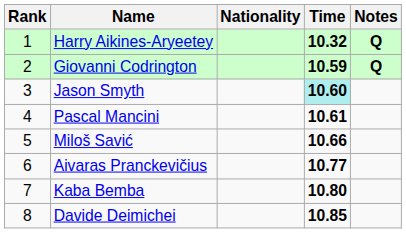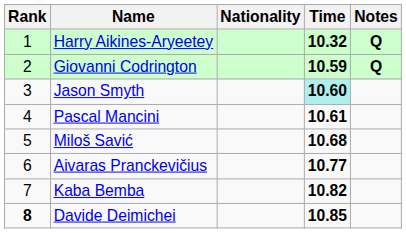(327, 141) 10.66 -> (327, 141) 10.68
(327, 191) 10.80 -> (327, 191) 10.82
(27, 215) normal -> (27, 215) bold
